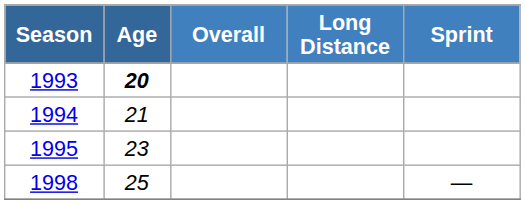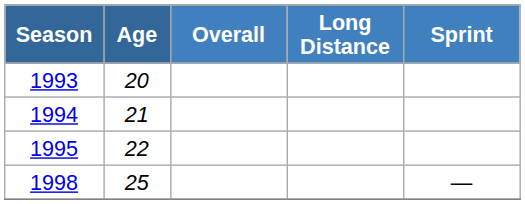(137, 80) bold -> (137, 80) normal
(137, 149) 23 -> (137, 149) 22
